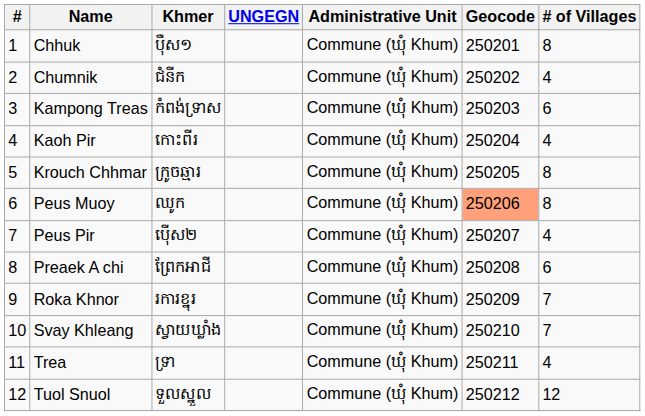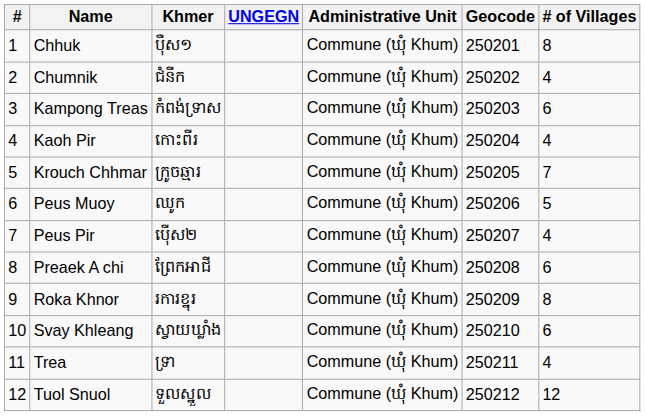(547, 172) 8 -> (547, 172) 7
(493, 204) lightsalmon background -> (493, 204) no background
(547, 204) 8 -> (547, 204) 5
(547, 299) 7 -> (547, 299) 8
(547, 331) 7 -> (547, 331) 6
